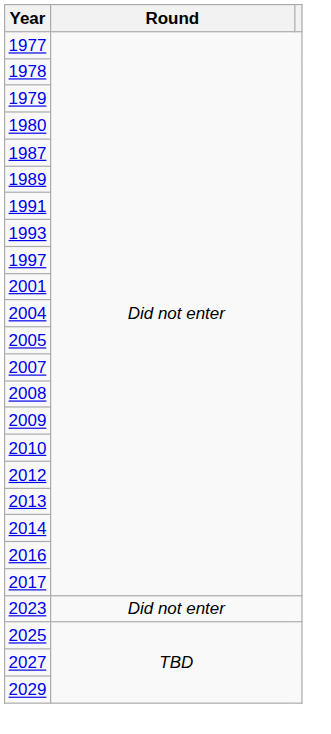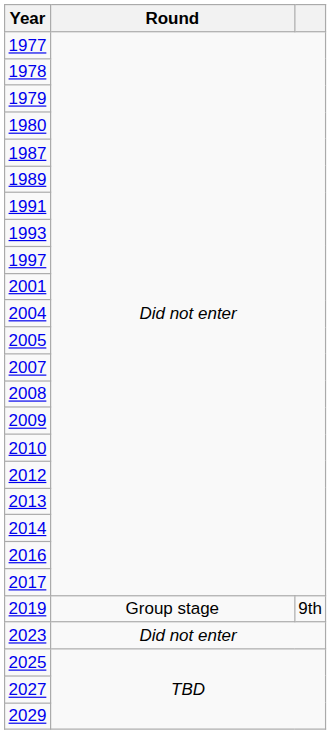+ row: (27, 609)
